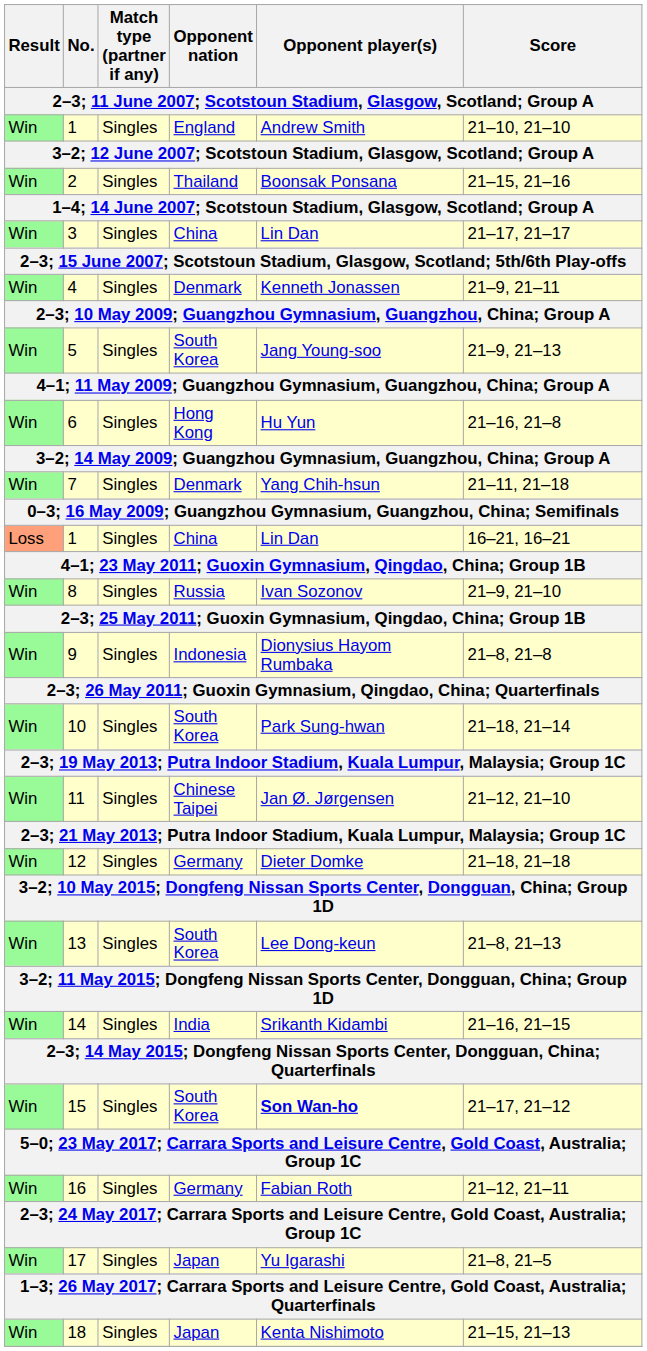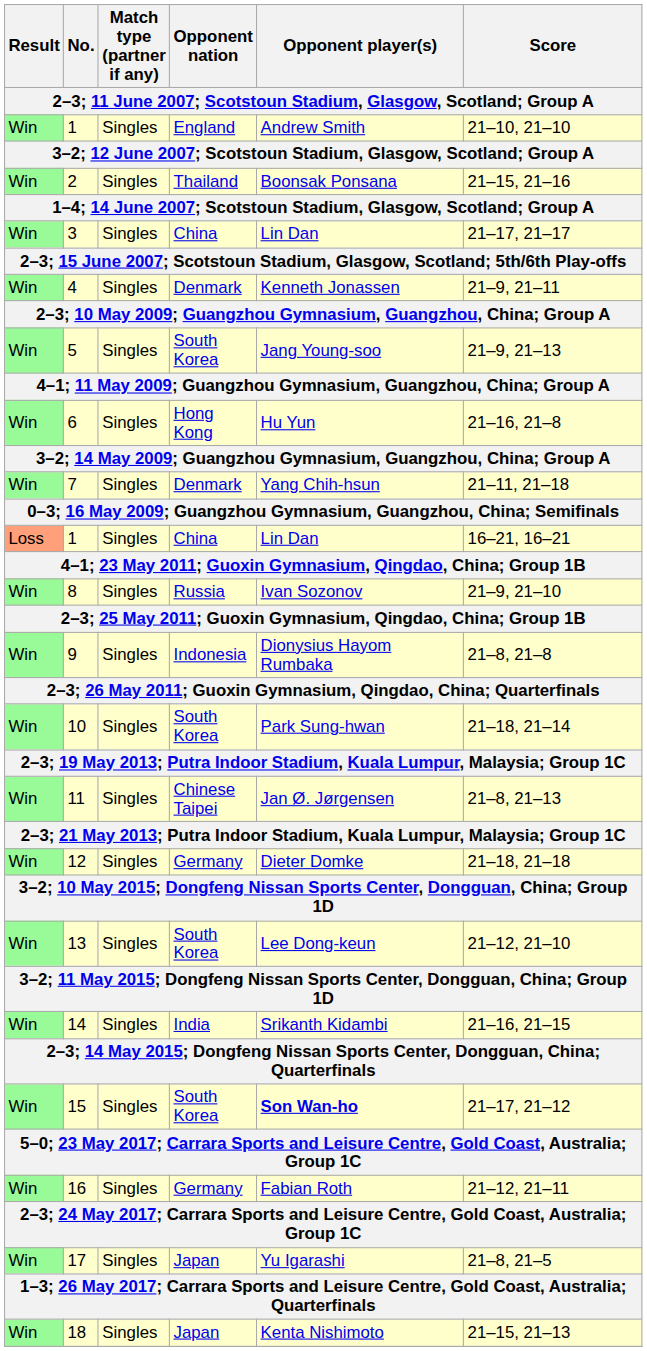(519, 799) 21–12, 21–10 -> (514, 799) 21–8, 21–13
(514, 943) 21–8, 21–13 -> (519, 943) 21–12, 21–10
